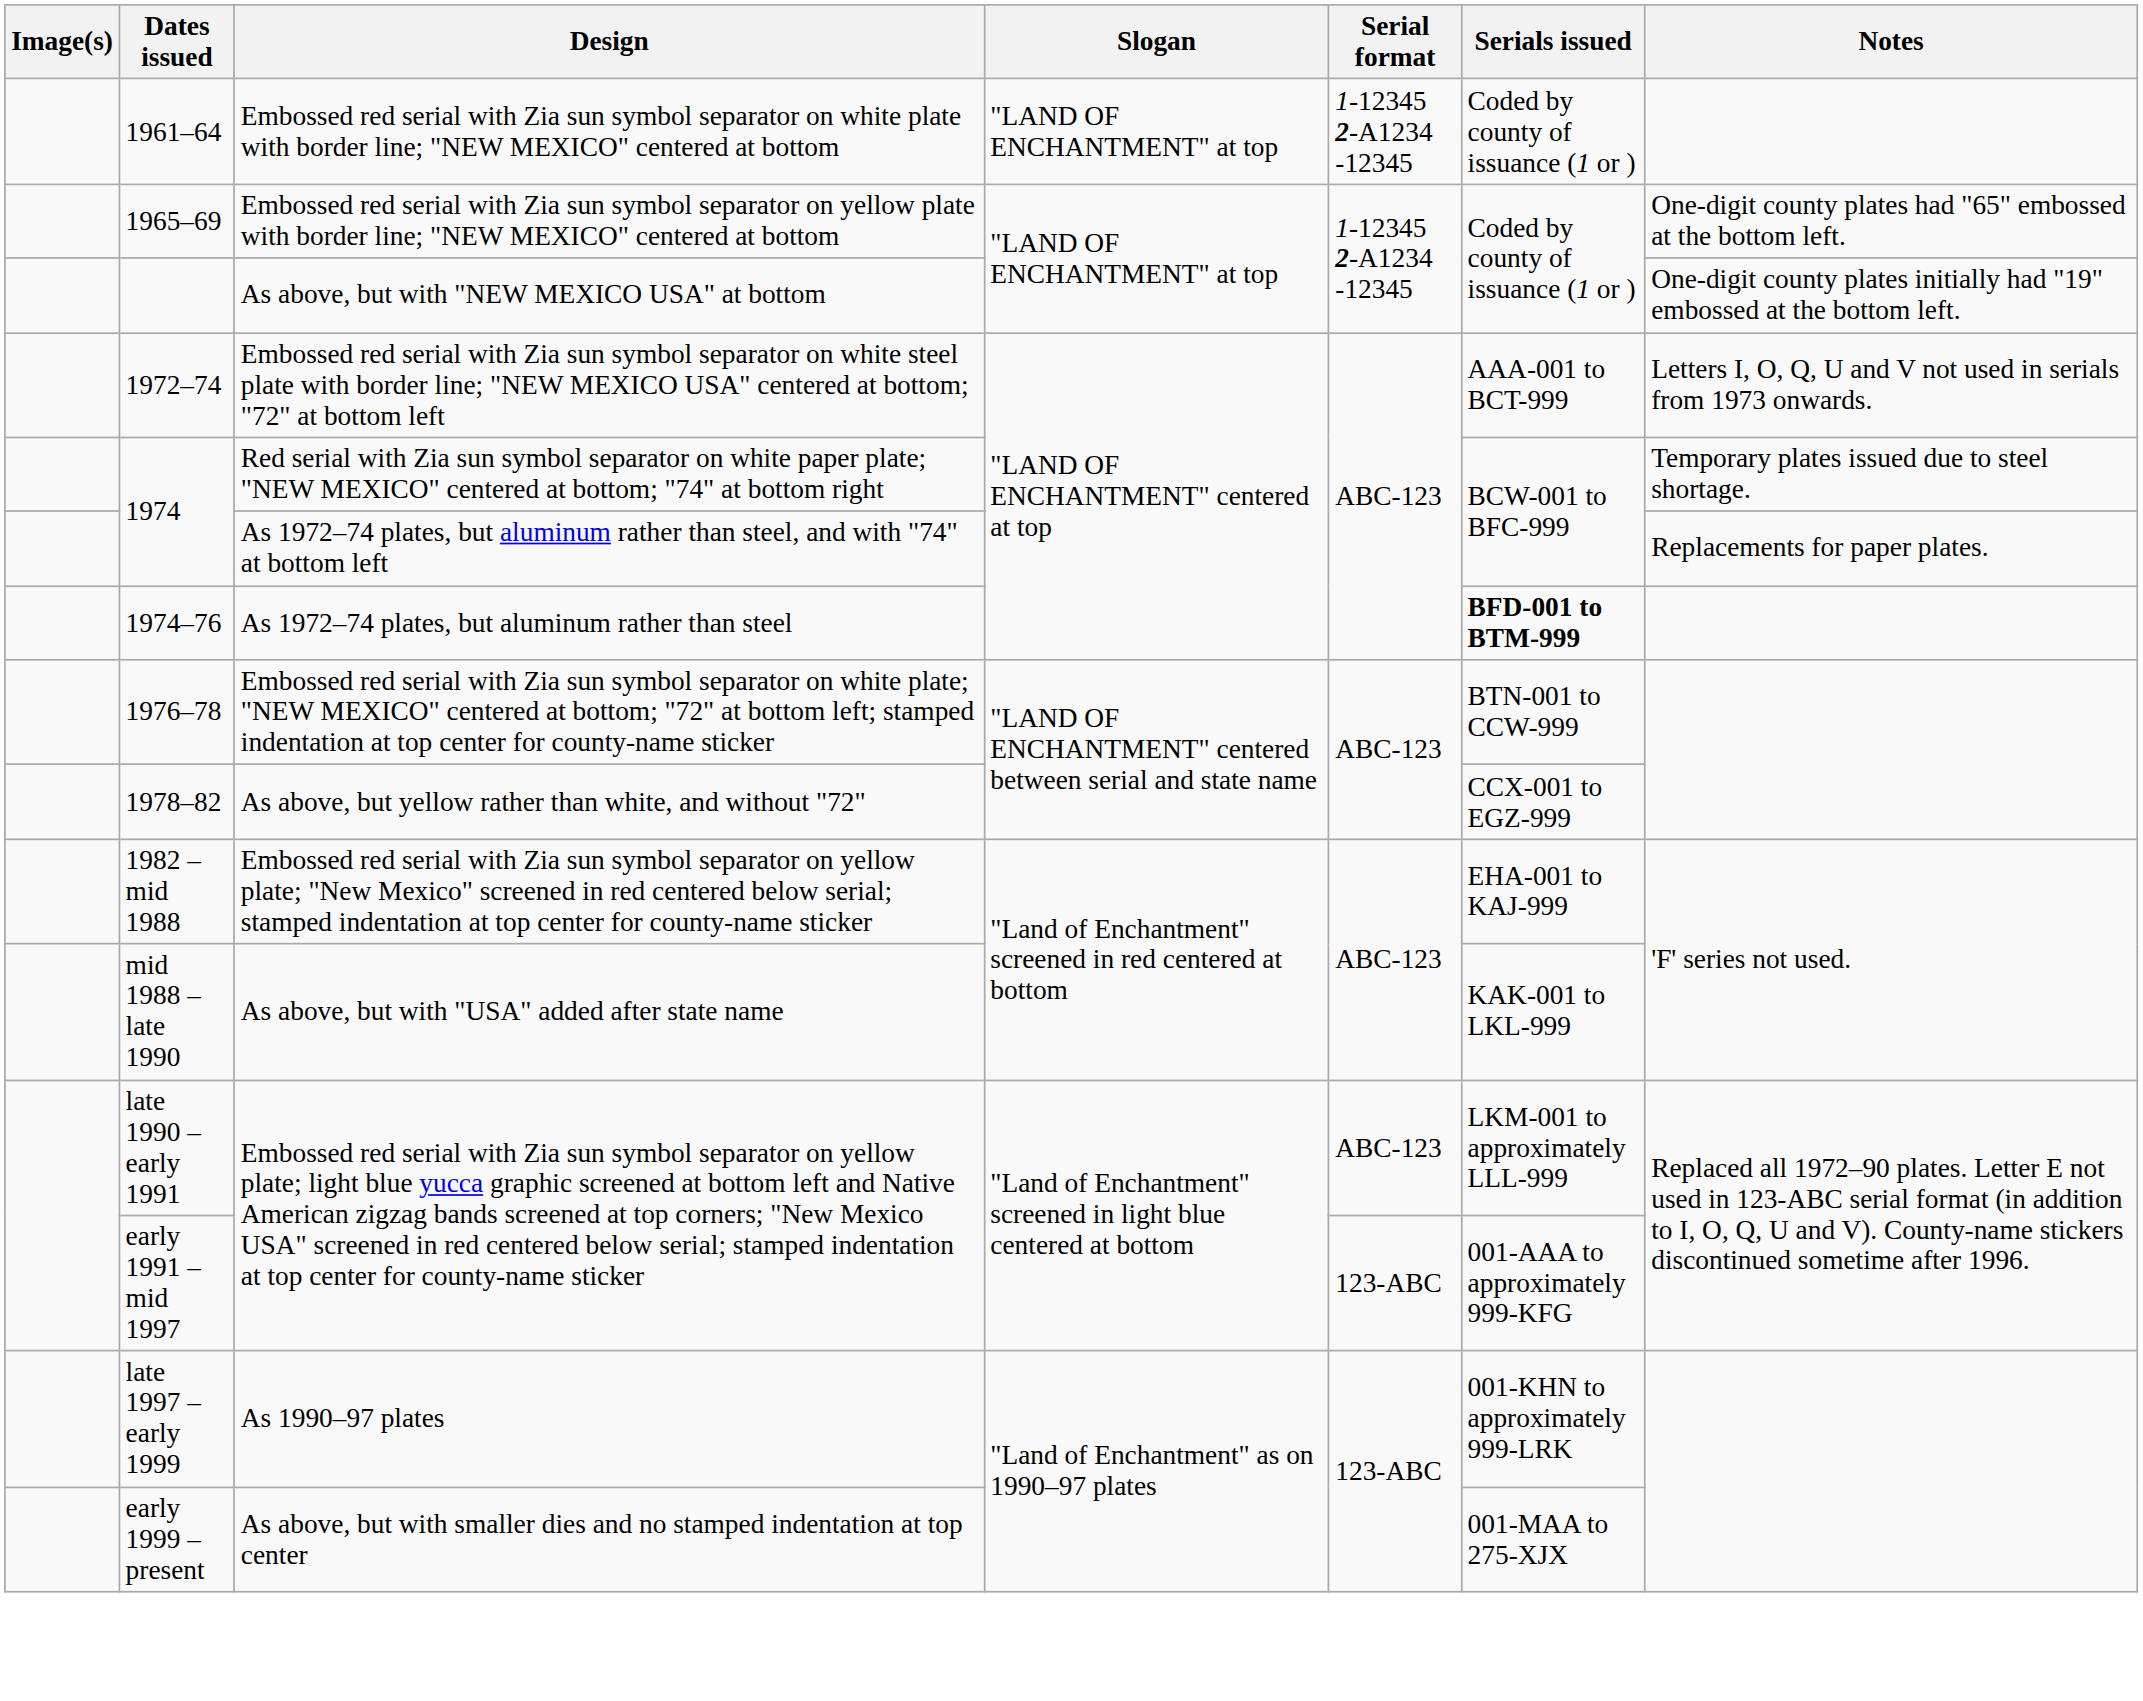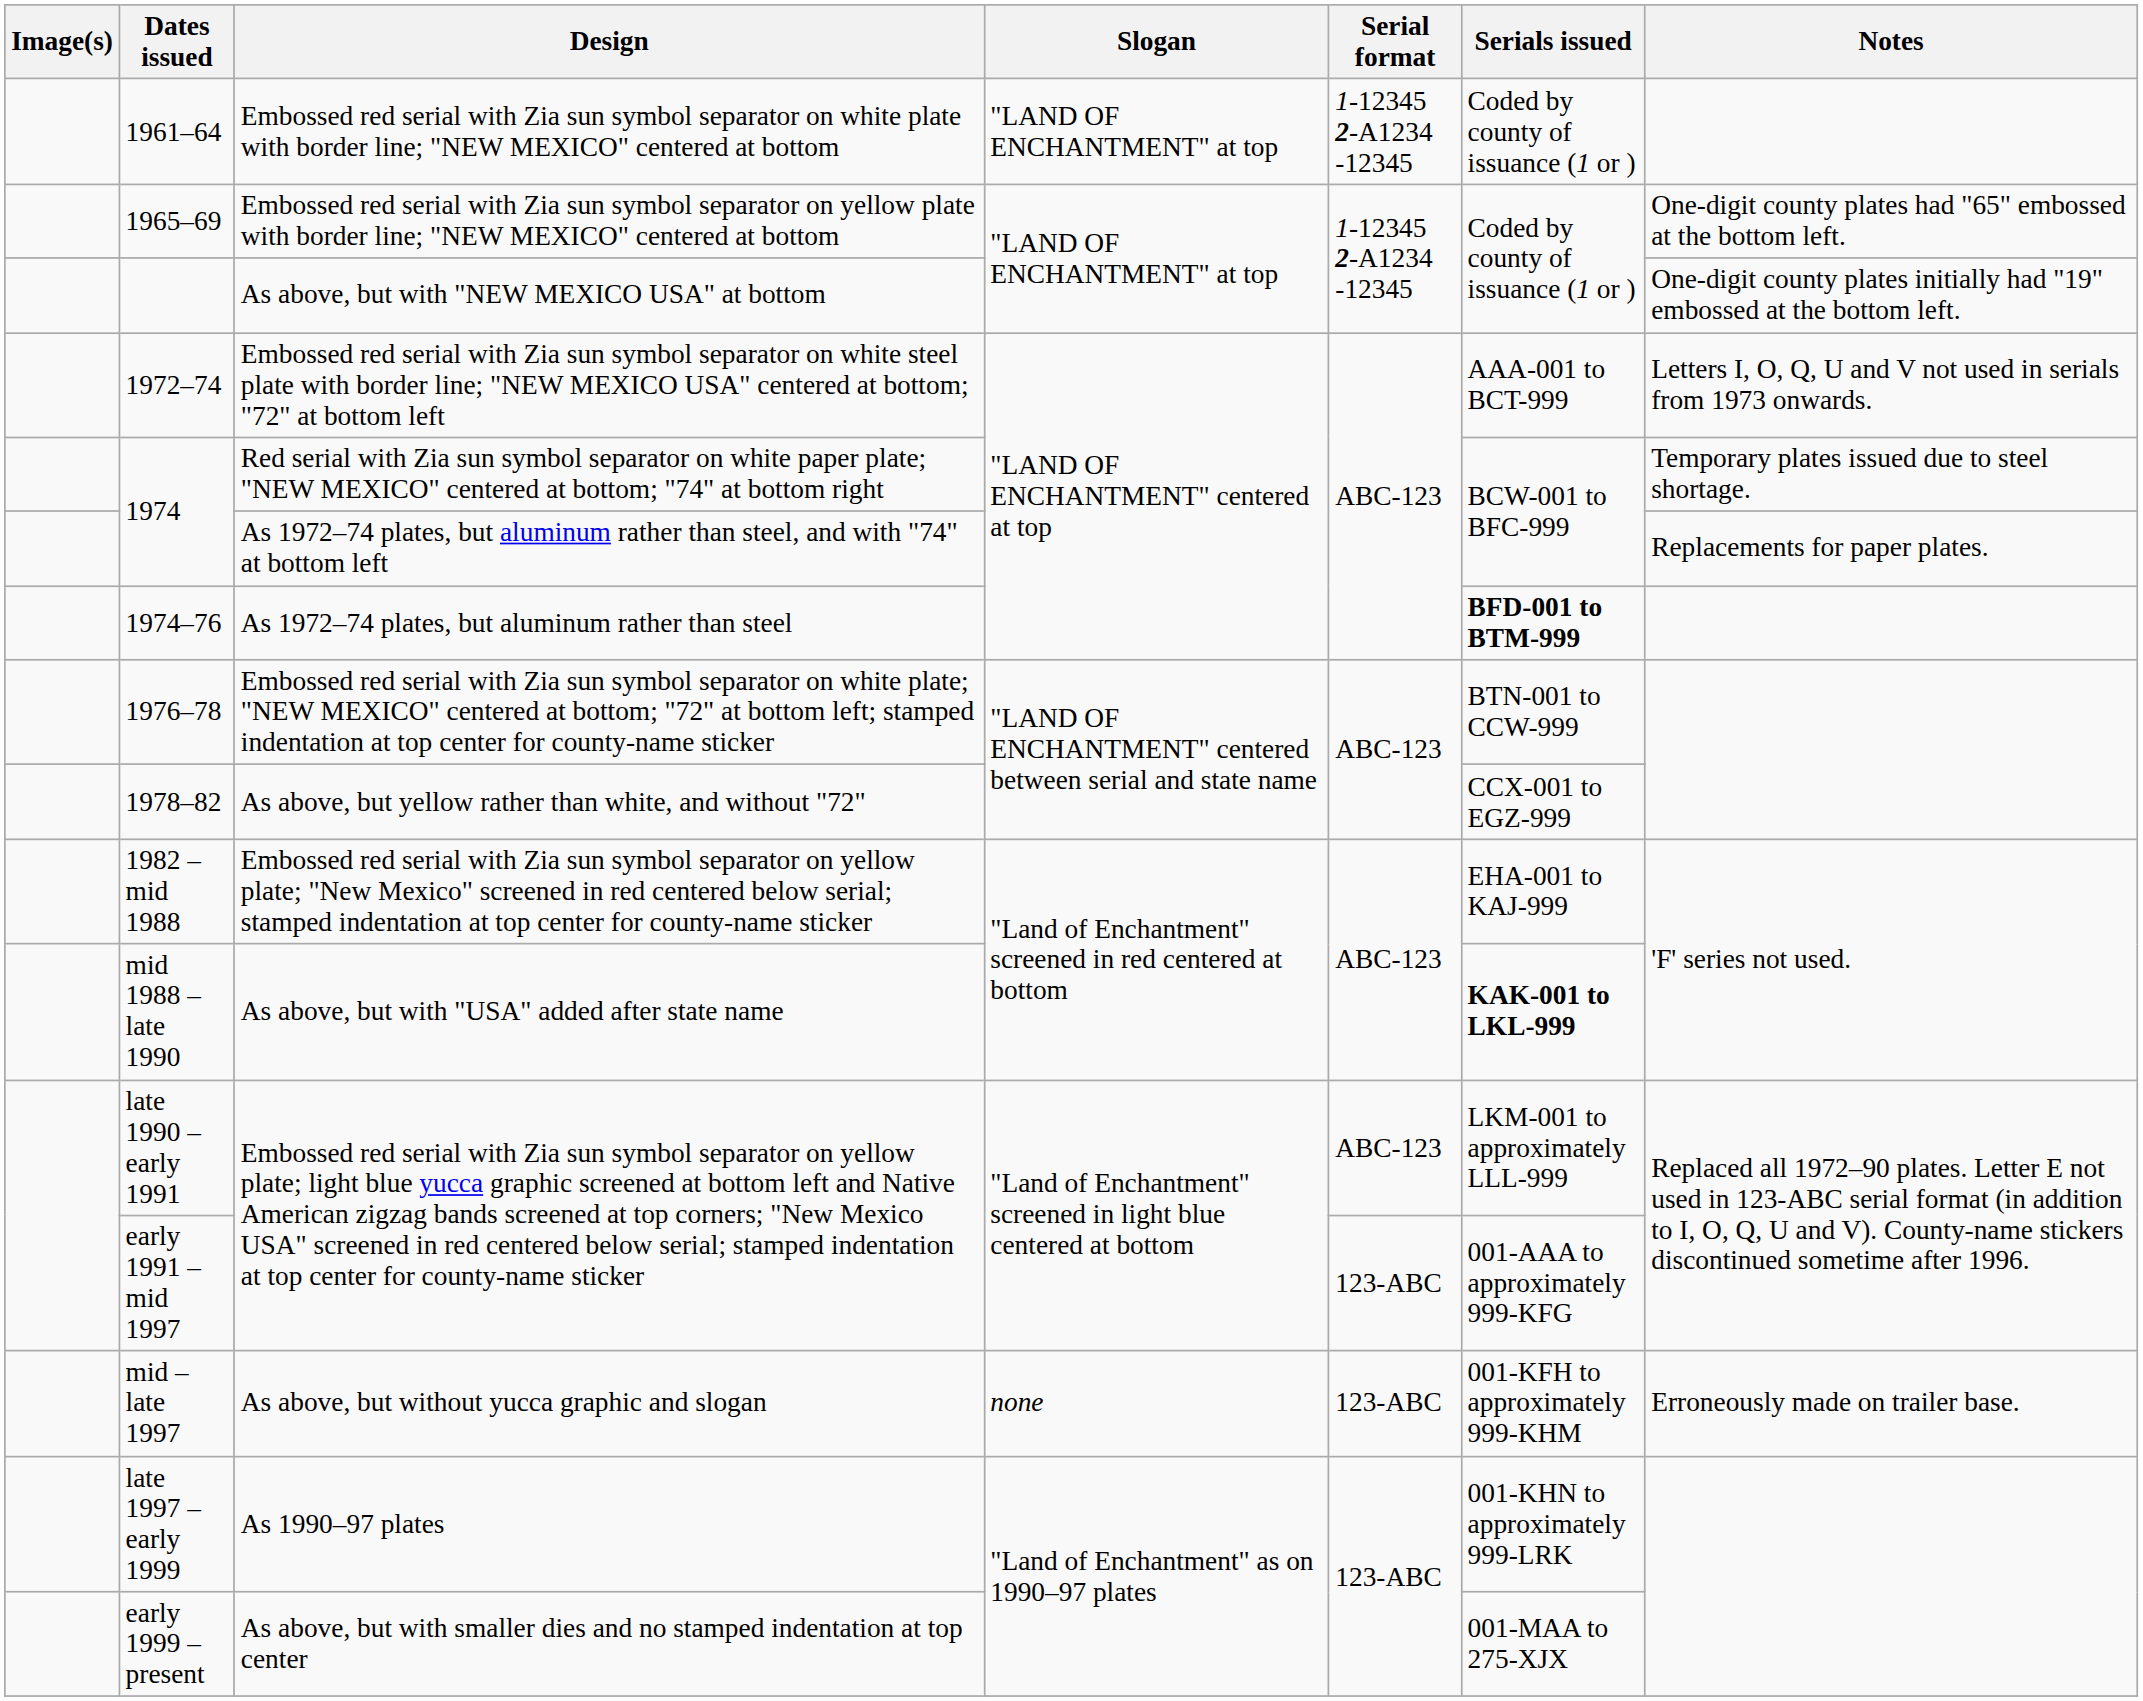(1536, 1011) normal -> (1539, 1011) bold
+ row: (157, 1403)
